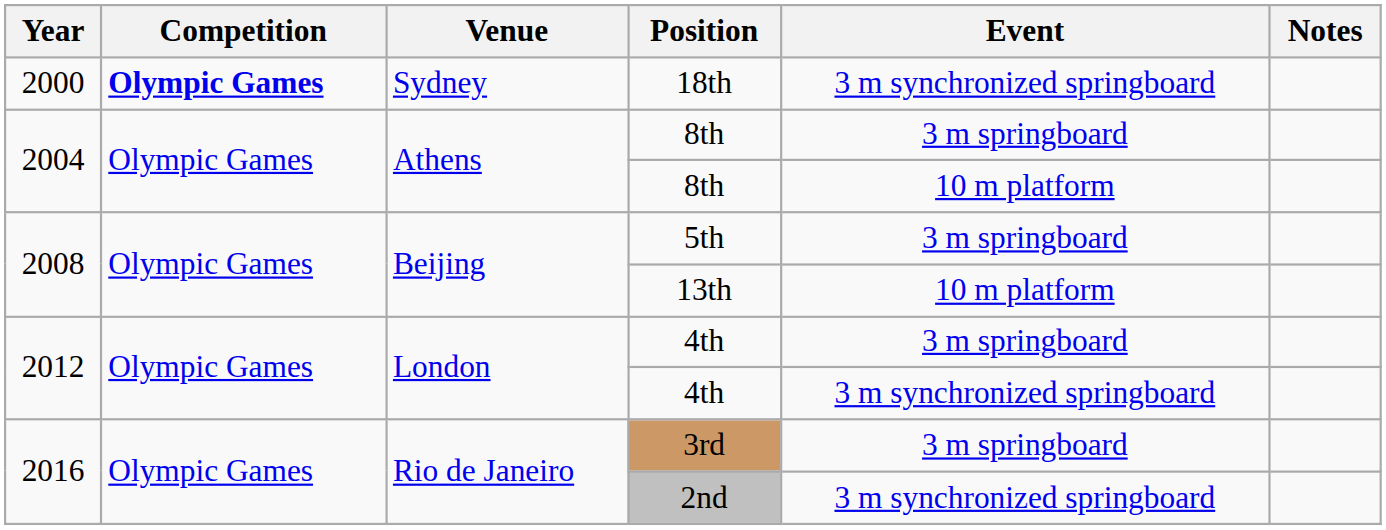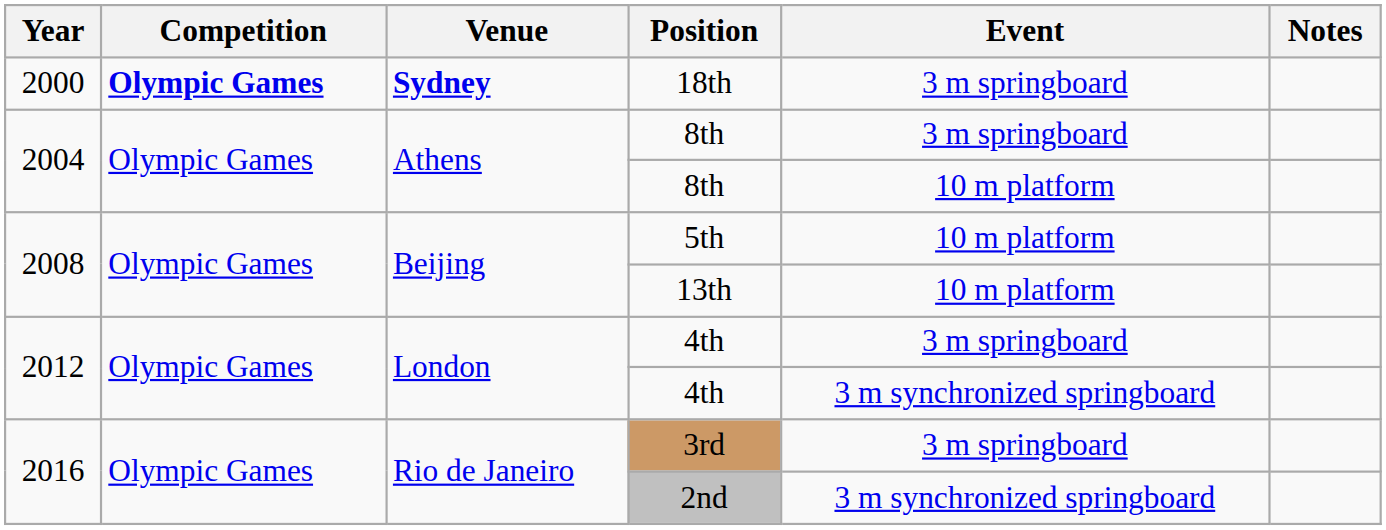(440, 82) normal -> (442, 82) bold
(1025, 82) 3 m synchronized springboard -> (1025, 82) 3 m springboard
(1025, 237) 3 m springboard -> (1025, 237) 10 m platform
